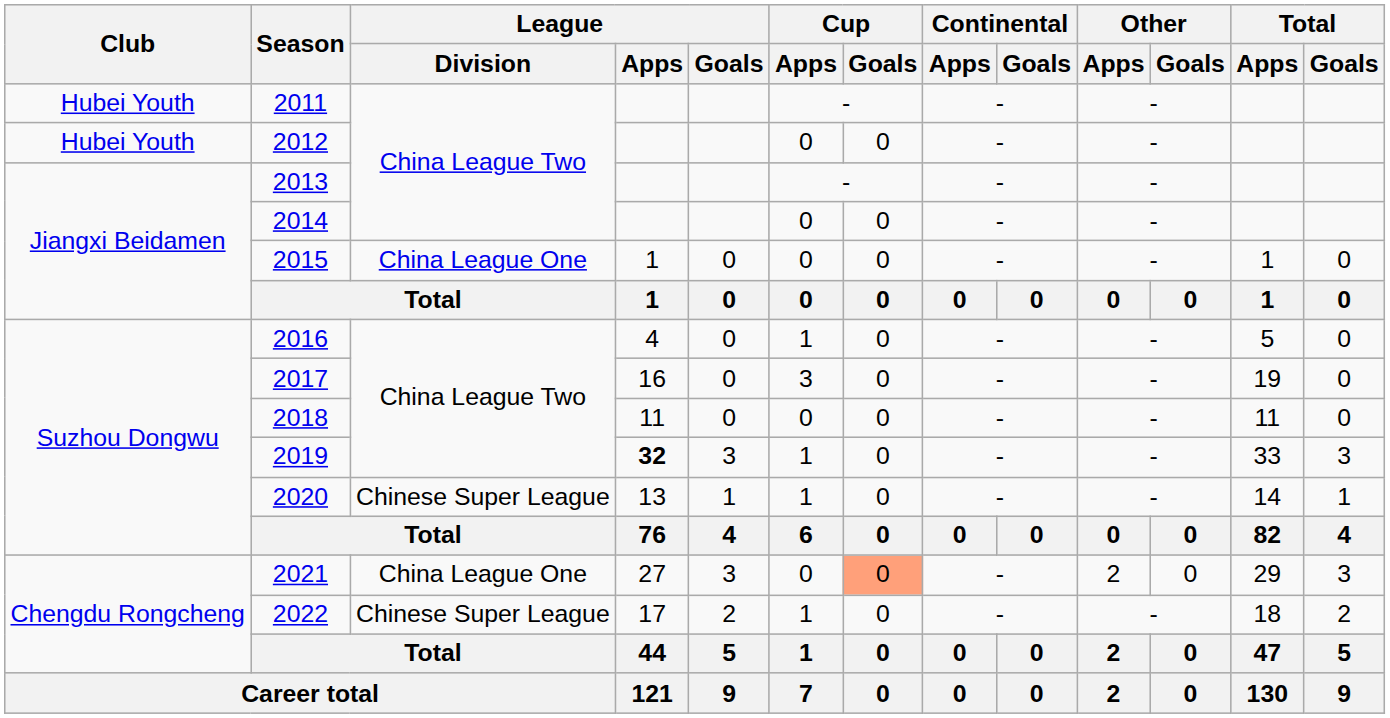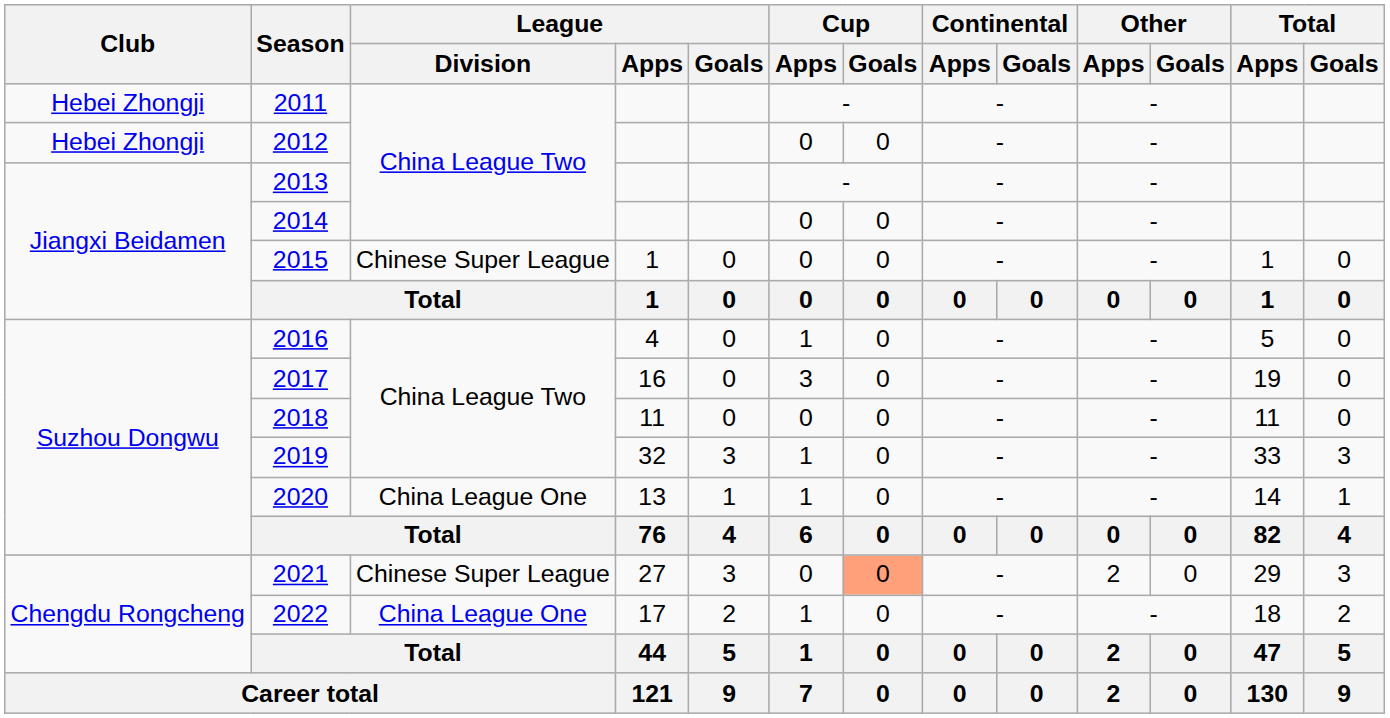(128, 102) Hubei Youth -> (128, 102) Hebei Zhongji
(128, 142) Hubei Youth -> (128, 142) Hebei Zhongji
(483, 260) China League One -> (483, 260) Chinese Super League
(652, 456) bold -> (652, 456) normal
(483, 496) Chinese Super League -> (483, 496) China League One
(483, 574) China League One -> (483, 574) Chinese Super League
(483, 614) Chinese Super League -> (483, 614) China League One
